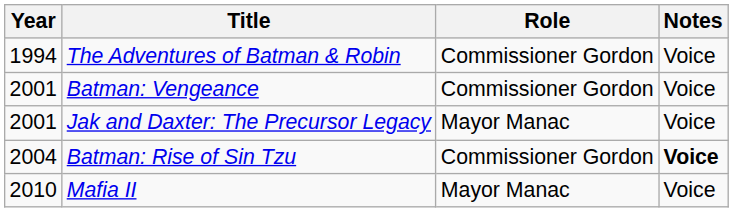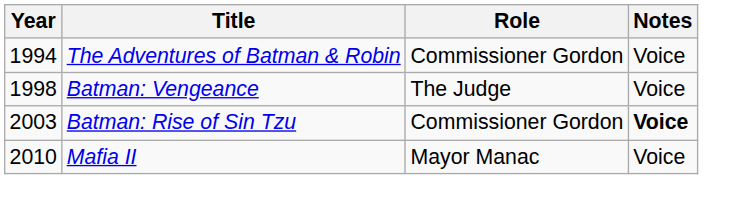(33, 88) 2001 -> (33, 88) 1998
(547, 88) Commissioner Gordon -> (461, 88) The Judge
- row: (249, 122)
(33, 156) 2004 -> (33, 122) 2003
